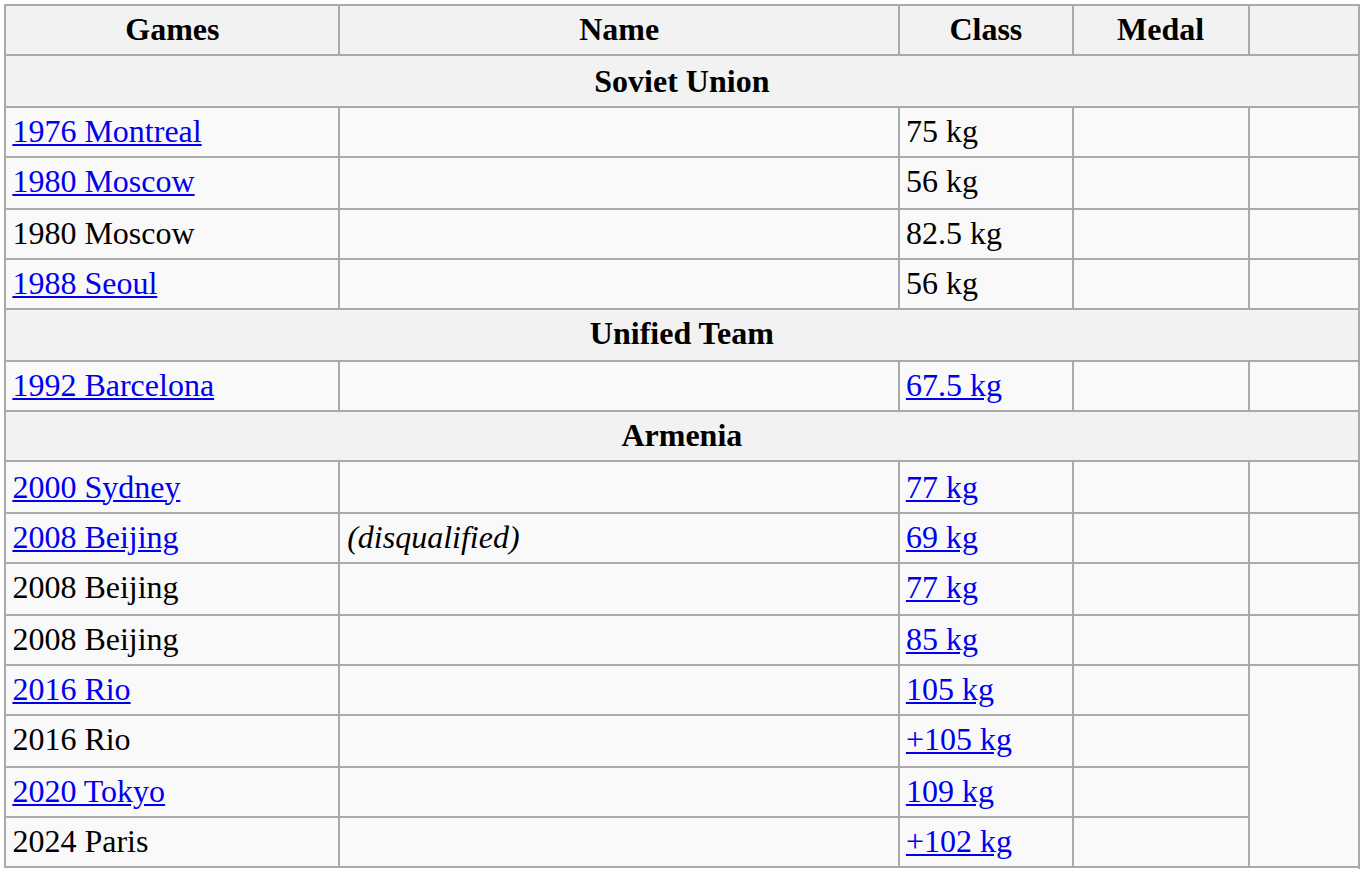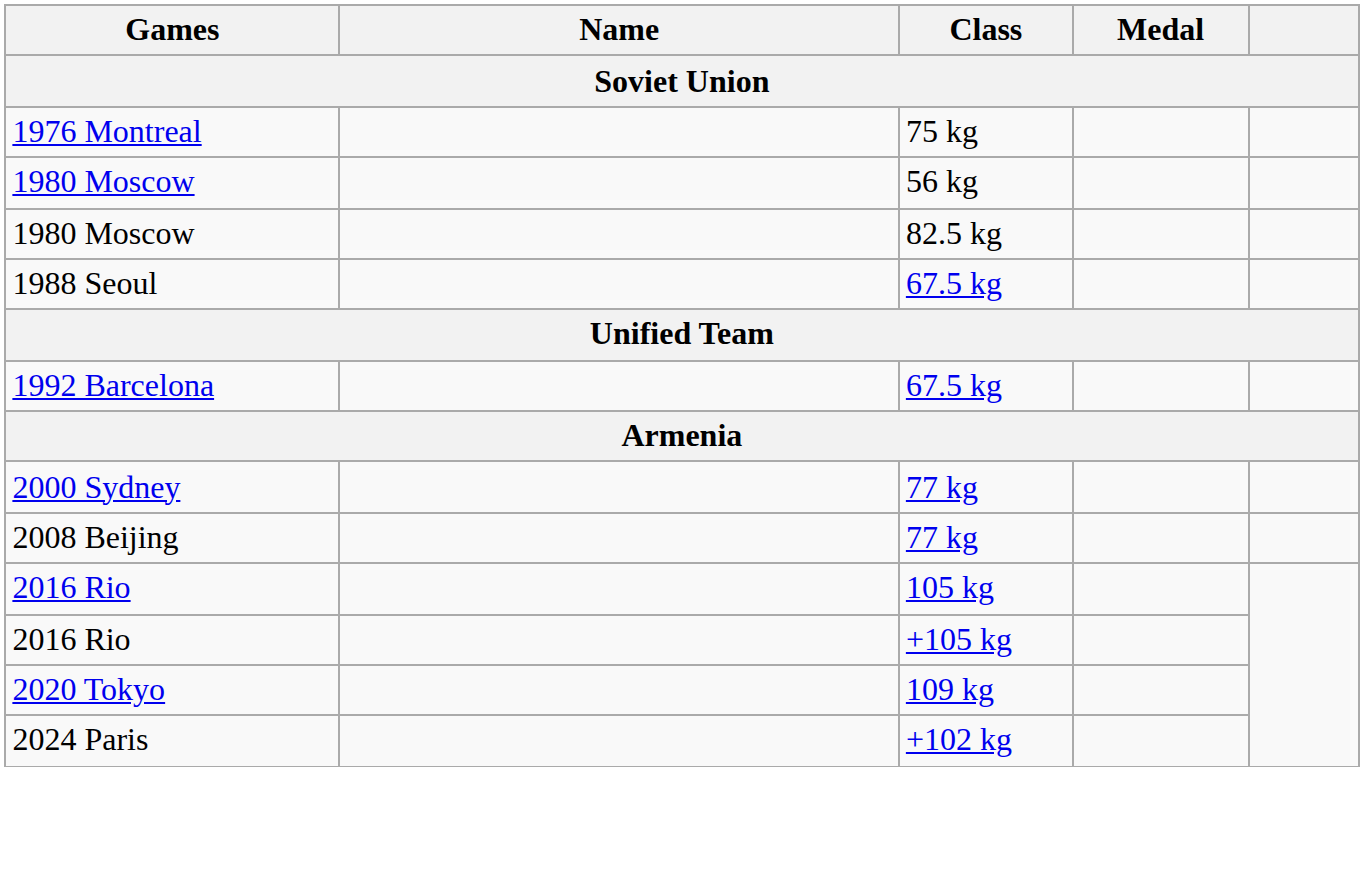- row: (85, 283)
+ row: (85, 283)
- row: (95, 537)
- row: (95, 638)
